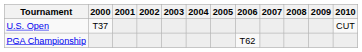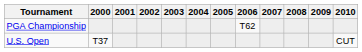rows swapped: (28, 26) <-> (46, 41)
